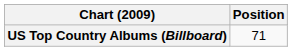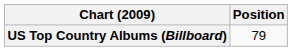(259, 35) 71 -> (259, 35) 79
